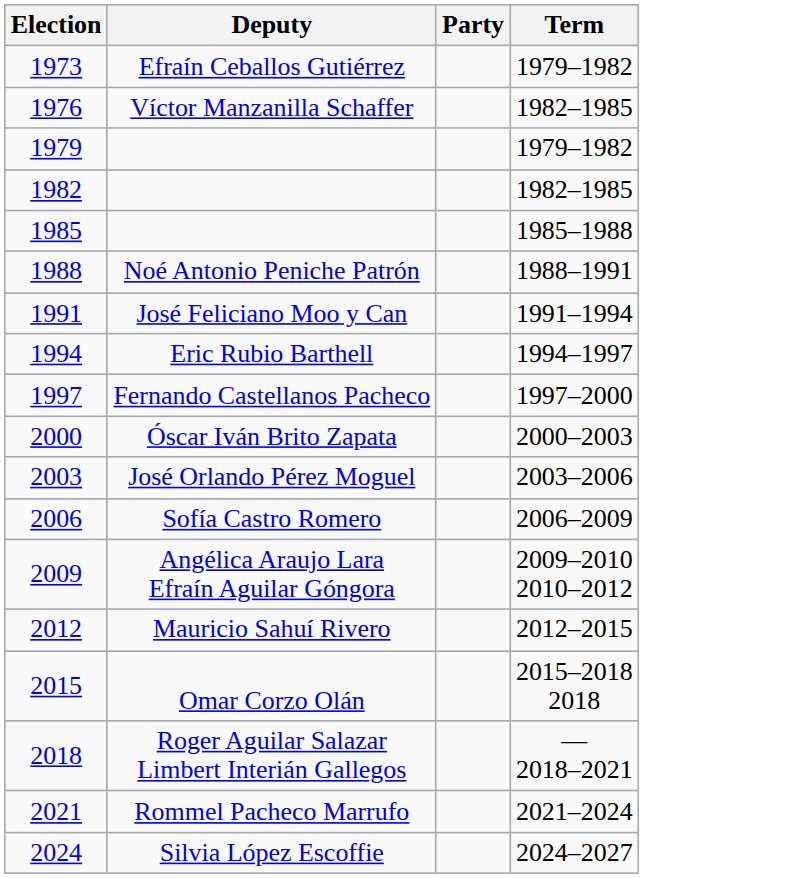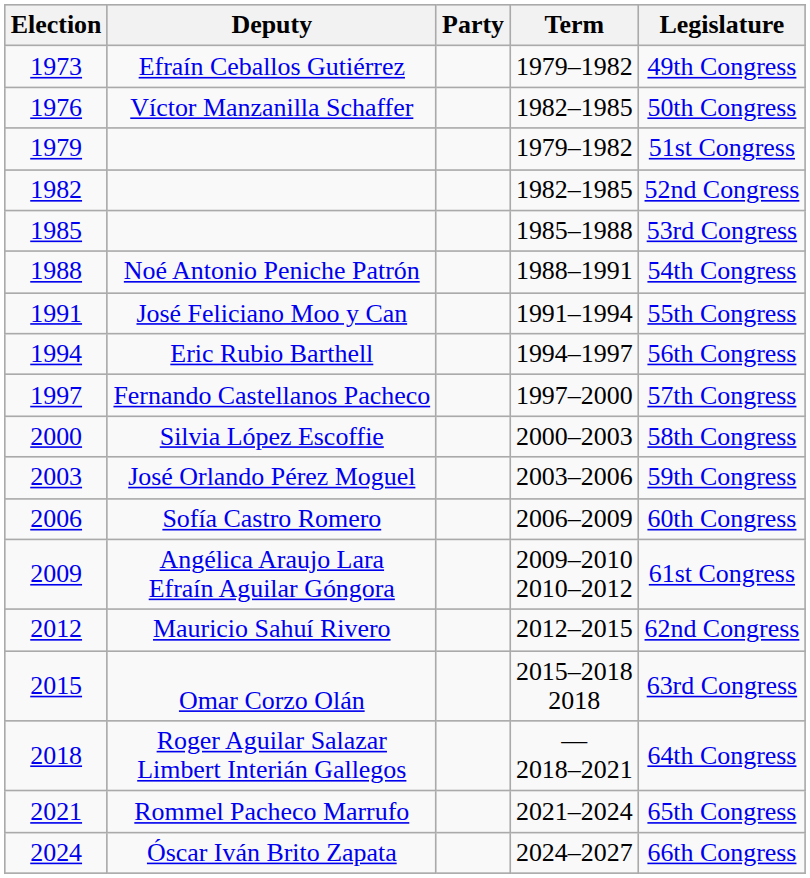+ column: (722, 25)
(272, 436) Óscar Iván Brito Zapata -> (272, 436) Silvia López Escoffie
(272, 852) Silvia López Escoffie -> (272, 852) Óscar Iván Brito Zapata
